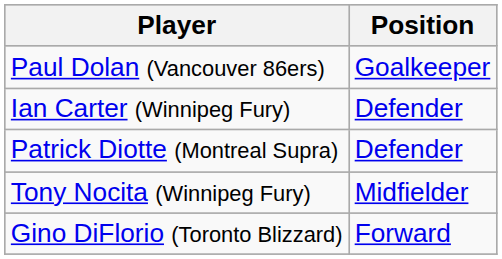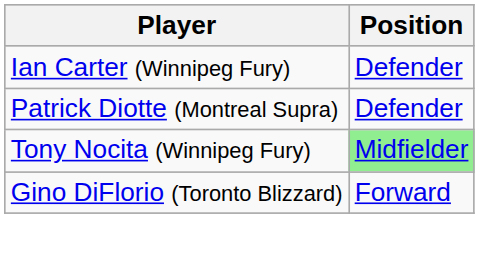- row: (168, 66)
(412, 191) no background -> (412, 150) lightgreen background
